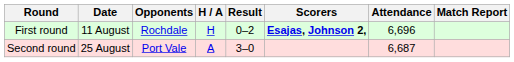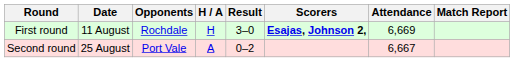(245, 30) 0–2 -> (245, 30) 3–0
(401, 30) 6,696 -> (401, 30) 6,669
(245, 48) 3–0 -> (245, 48) 0–2
(401, 48) 6,687 -> (401, 48) 6,667
